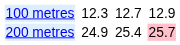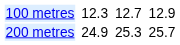(128, 32) 25.4 -> (128, 32) 25.3
(162, 32) pink background -> (162, 32) no background
